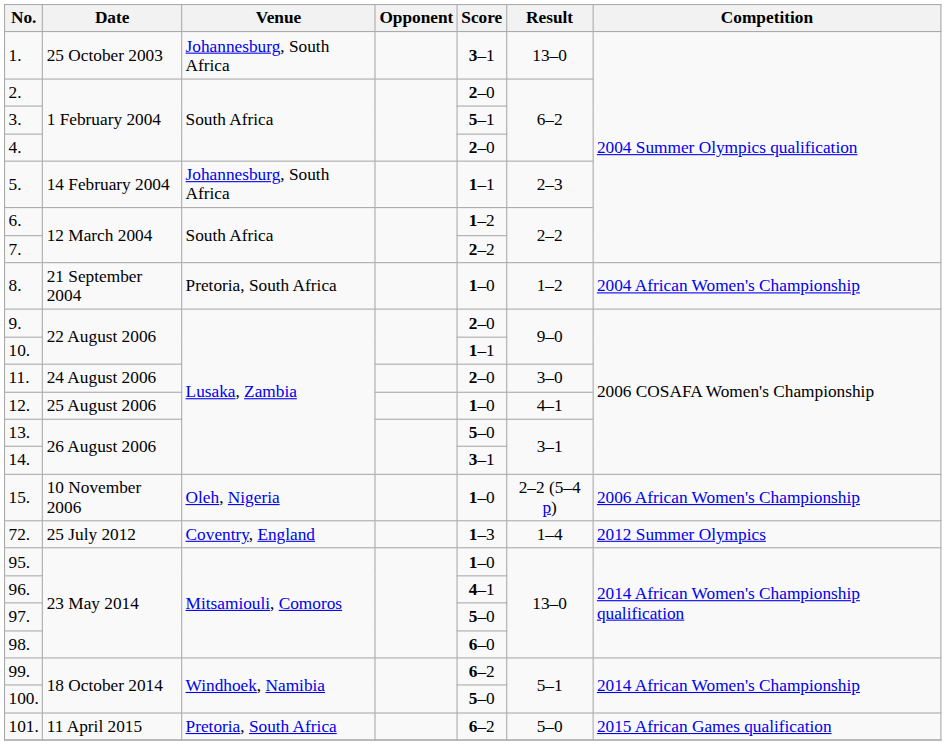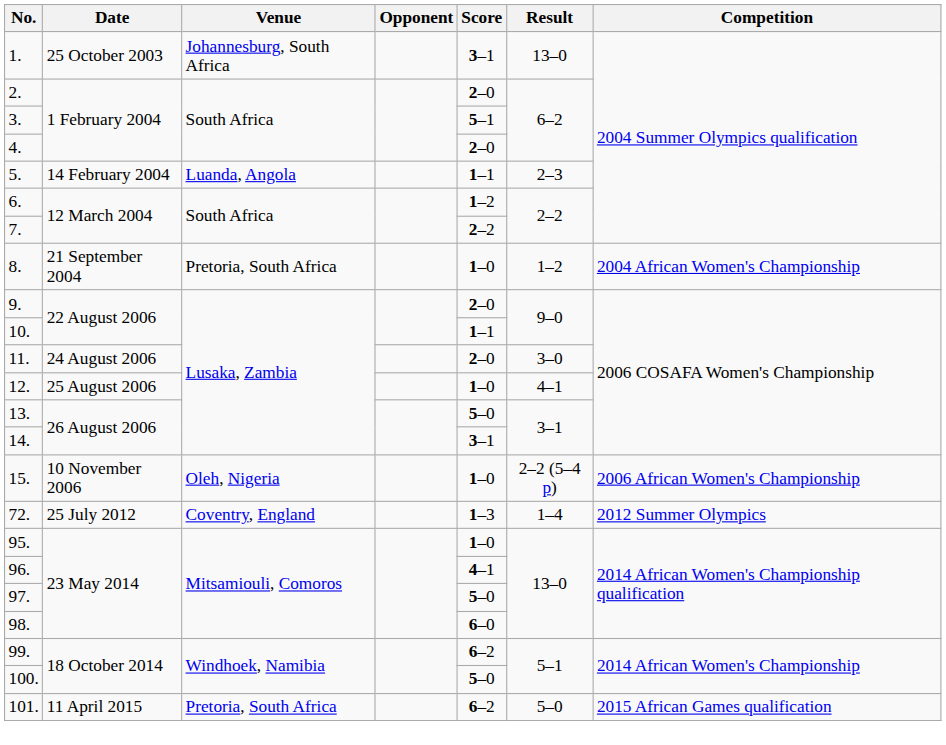(257, 184) Johannesburg, South Africa -> (241, 174) Luanda, Angola
